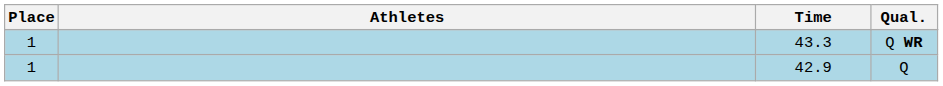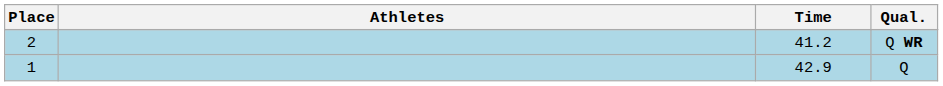(31, 42) 1 -> (31, 42) 2
(813, 42) 43.3 -> (813, 42) 41.2
